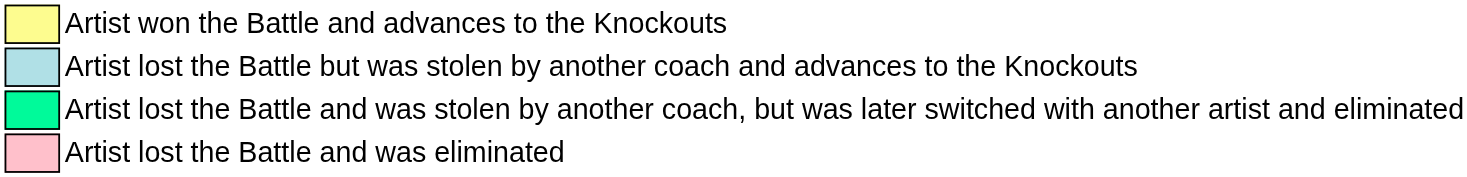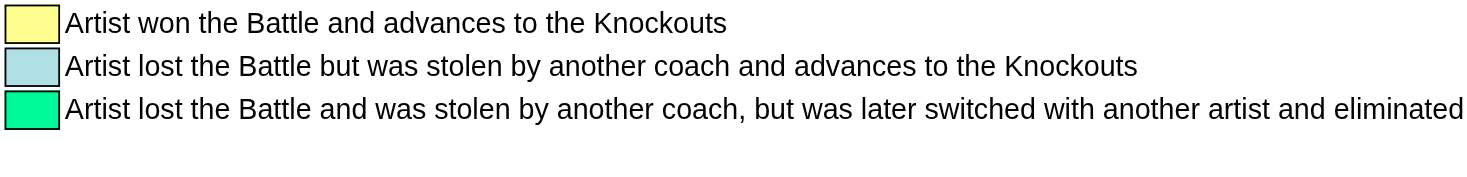- row: (315, 152)
